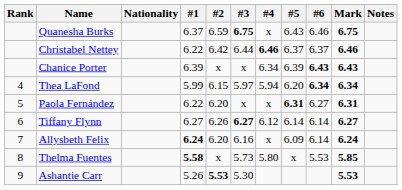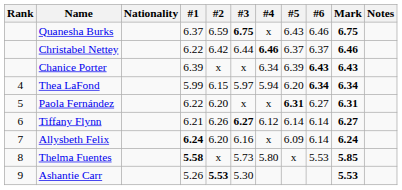(193, 121) 6.27 -> (193, 121) 6.21
